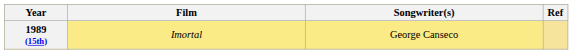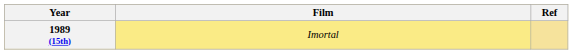- column: (424, 12)
